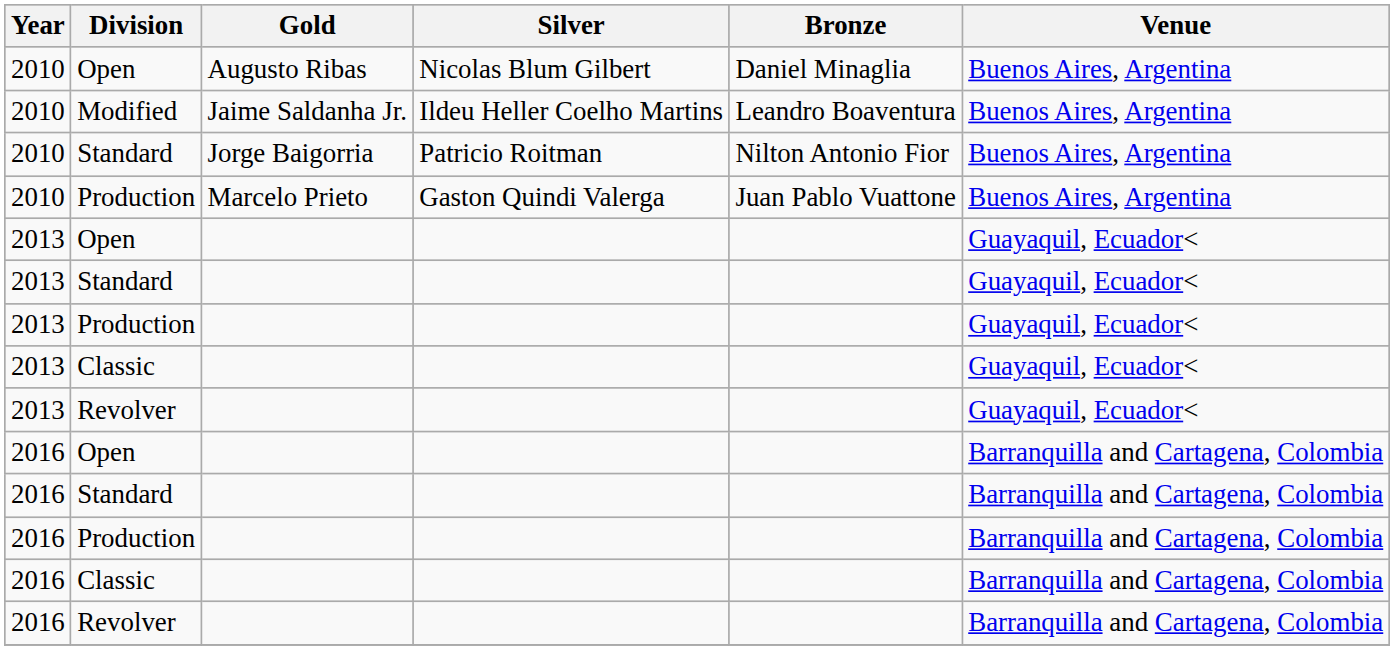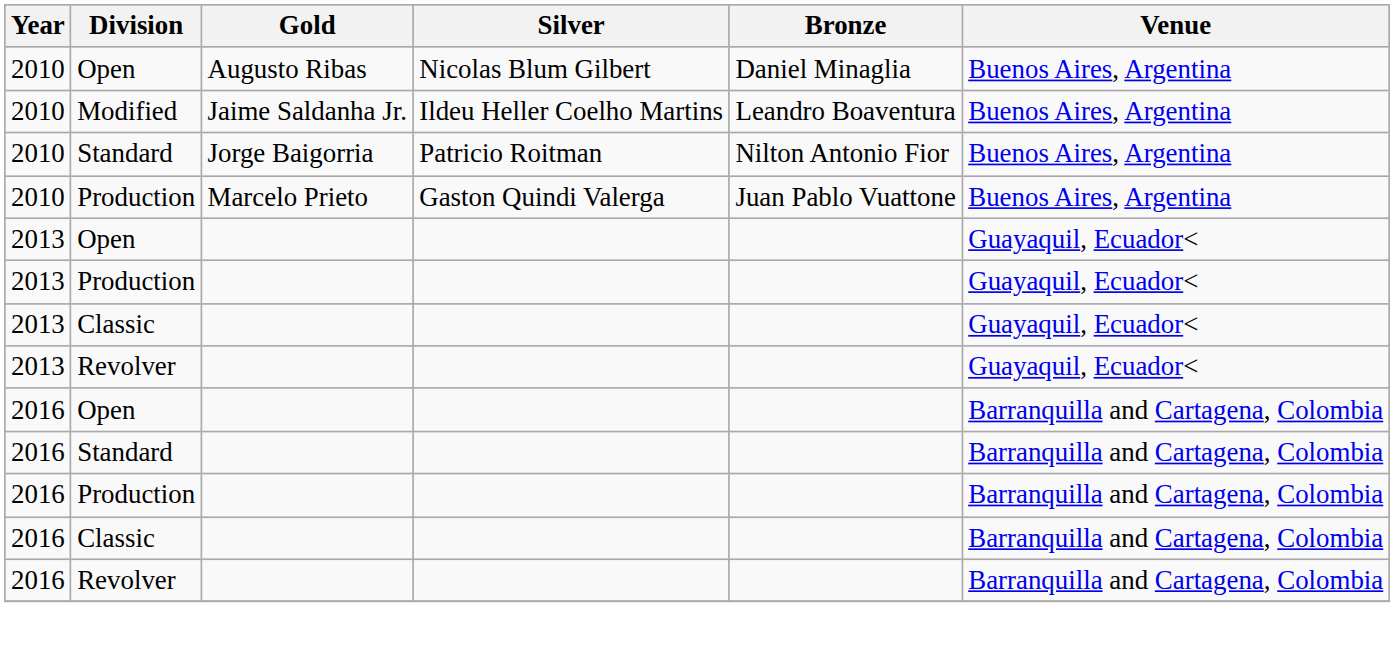- row: (38, 281)
